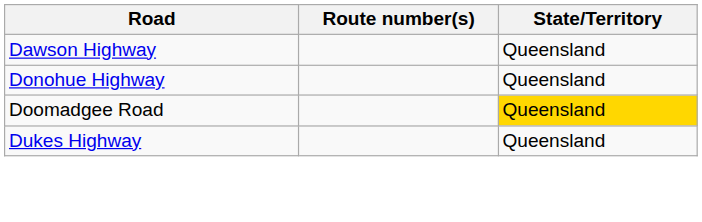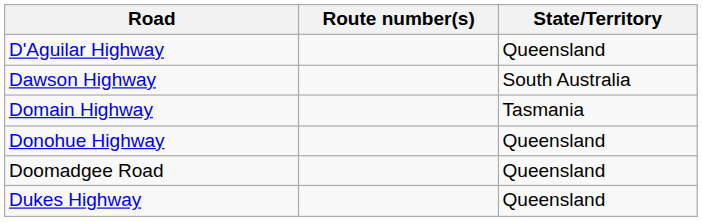+ row: (86, 49)
(554, 49) Queensland -> (567, 79) South Australia
+ row: (81, 110)
(554, 110) gold background -> (554, 170) no background
